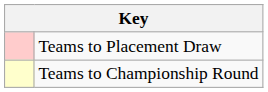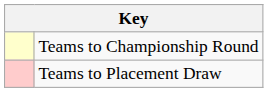rows swapped: (148, 73) <-> (130, 45)
